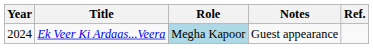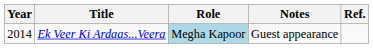(20, 33) 2024 -> (20, 33) 2014
